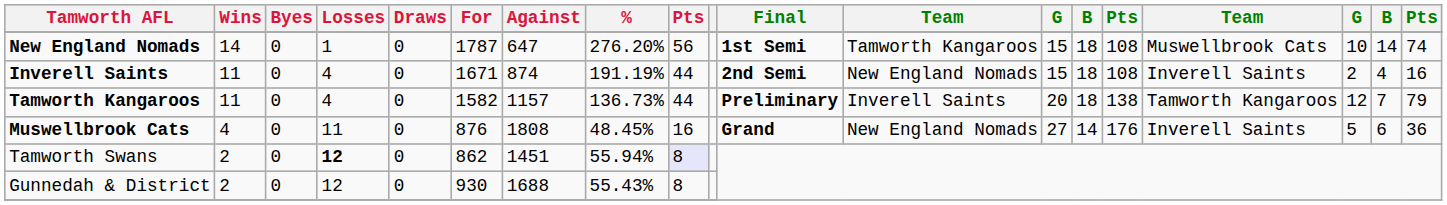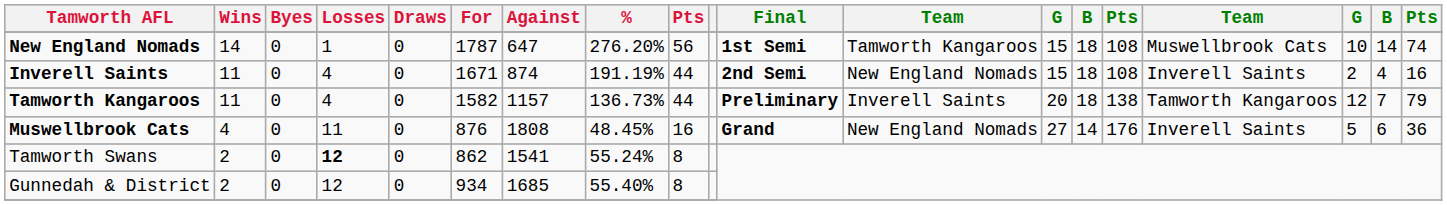(528, 158) 1451 -> (528, 158) 1541
(621, 158) 55.94% -> (621, 158) 55.24%
(678, 158) lavender background -> (678, 158) no background
(471, 186) 930 -> (471, 186) 934
(528, 186) 1688 -> (528, 186) 1685
(621, 186) 55.43% -> (621, 186) 55.40%
